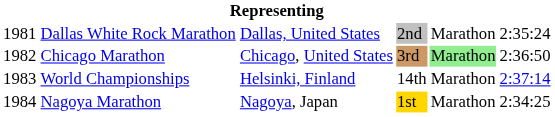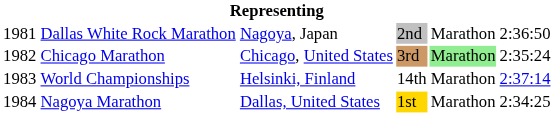(310, 33) Dallas, United States -> (289, 33) Nagoya, Japan
(525, 33) 2:35:24 -> (525, 33) 2:36:50
(525, 56) 2:36:50 -> (525, 56) 2:35:24
(289, 101) Nagoya, Japan -> (310, 101) Dallas, United States
